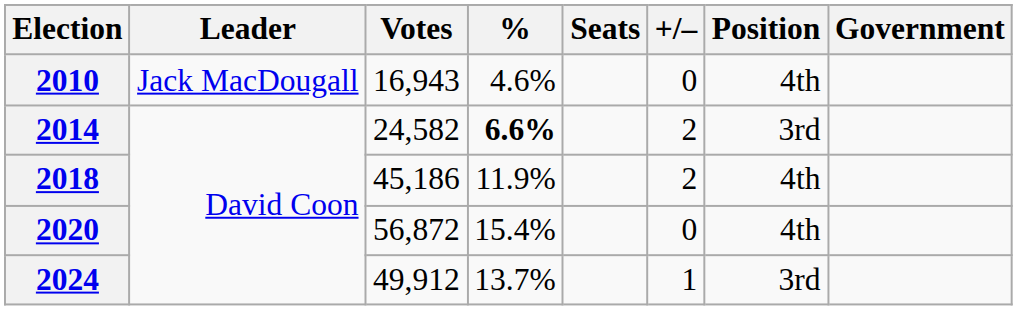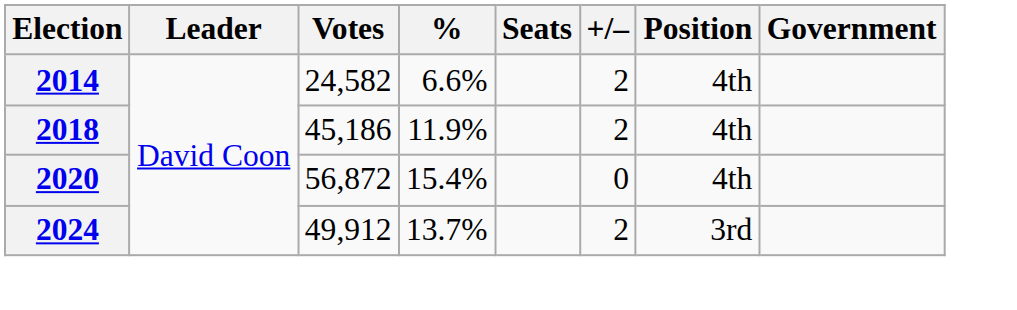- row: (67, 79)
(520, 129) bold -> (455, 79) normal
(799, 129) 3rd -> (732, 79) 4th
(689, 279) 1 -> (621, 229) 2
